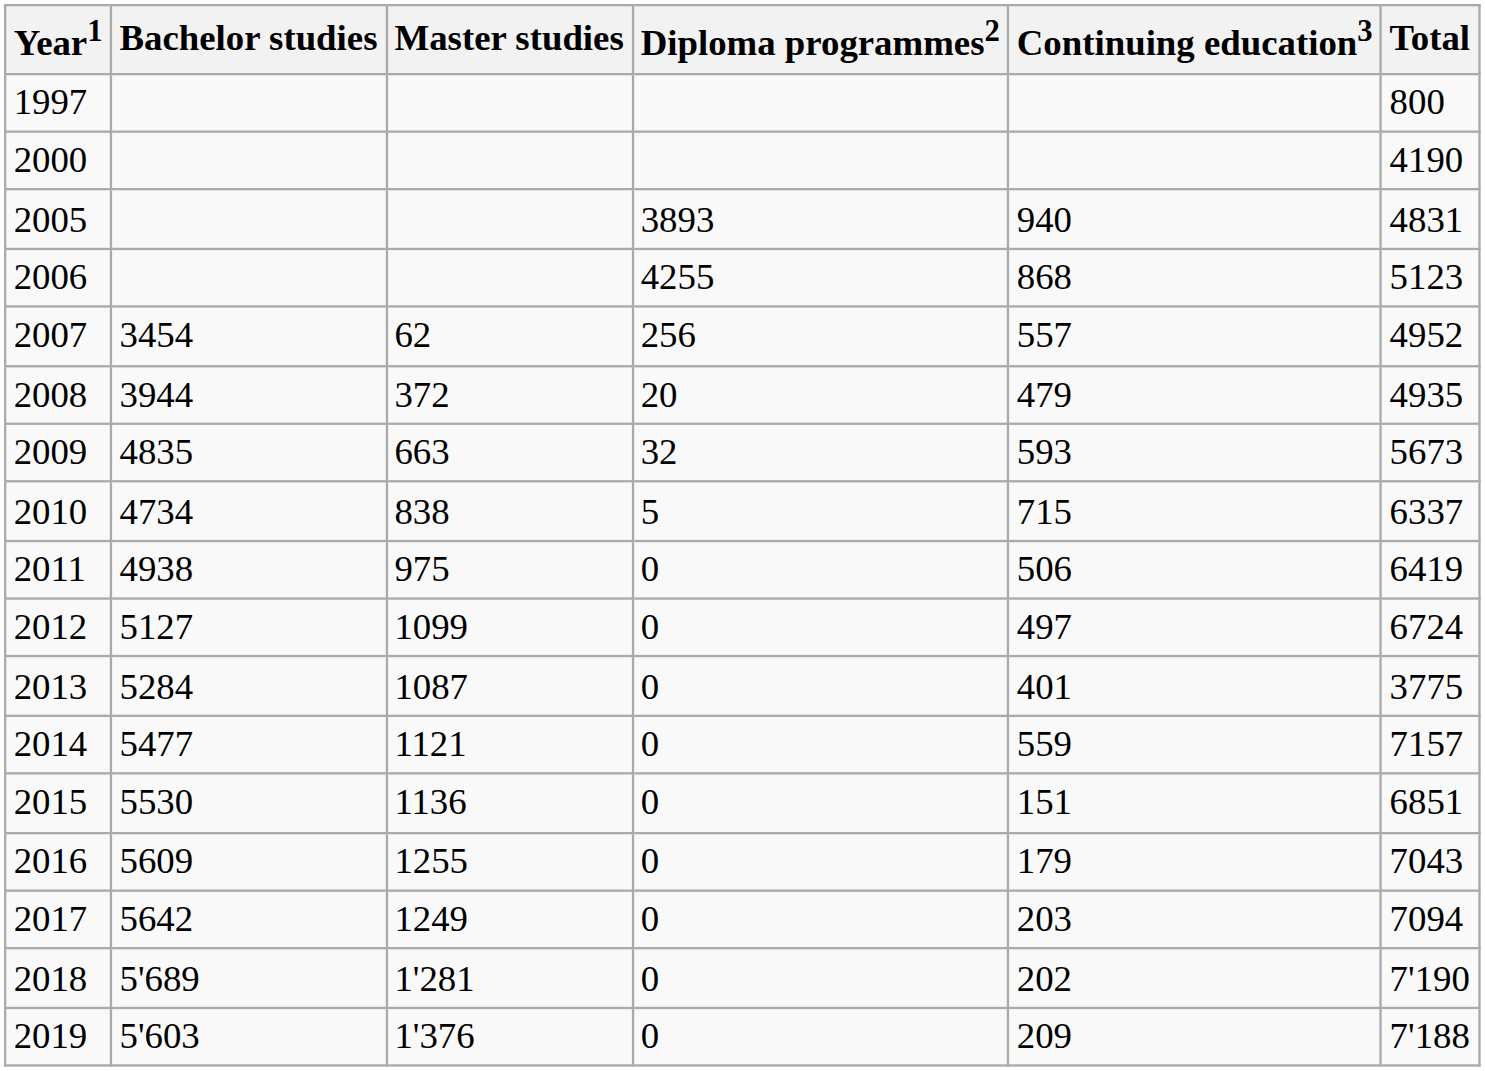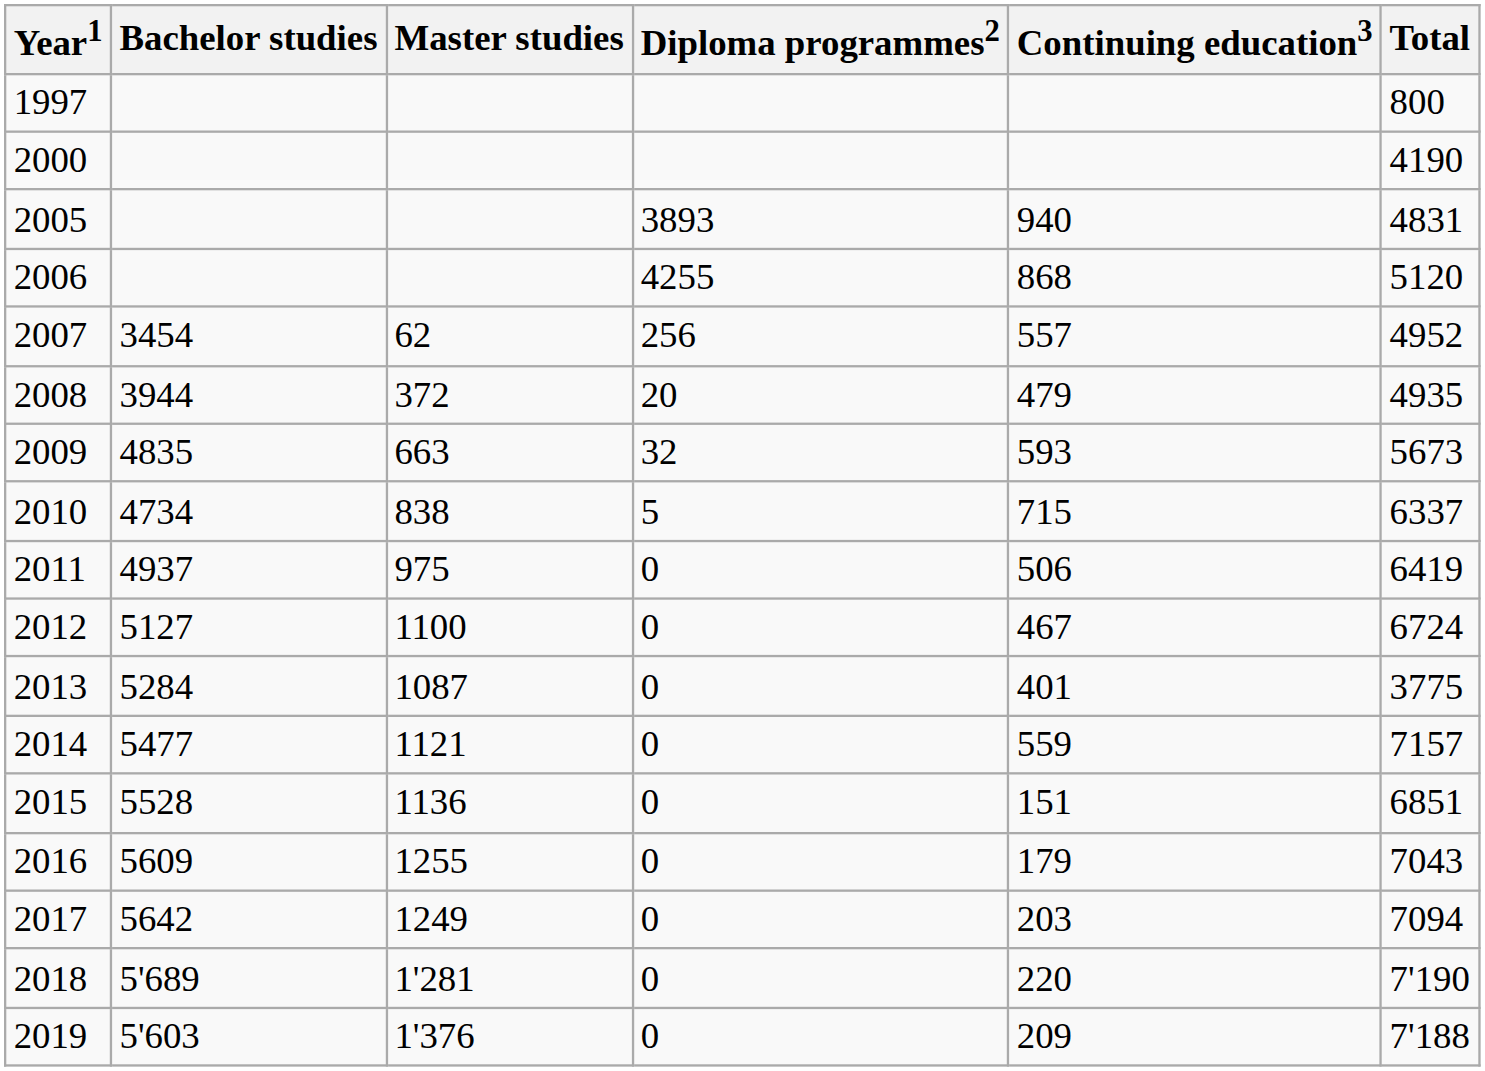(1426, 277) 5123 -> (1426, 277) 5120
(156, 568) 4938 -> (156, 568) 4937
(431, 627) 1099 -> (431, 627) 1100
(1044, 627) 497 -> (1044, 627) 467
(156, 802) 5530 -> (156, 802) 5528
(1044, 977) 202 -> (1044, 977) 220
